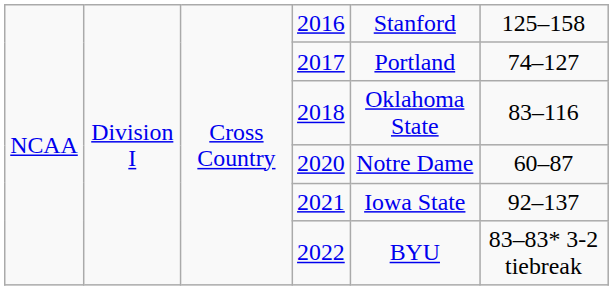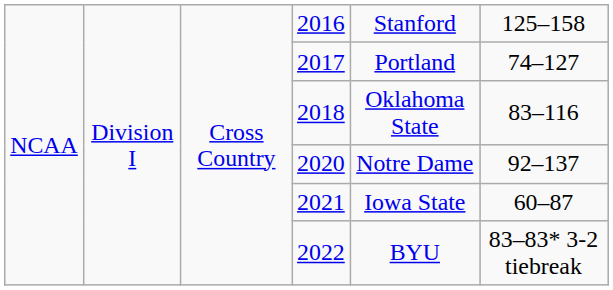(543, 163) 60–87 -> (543, 163) 92–137
(543, 201) 92–137 -> (543, 201) 60–87
